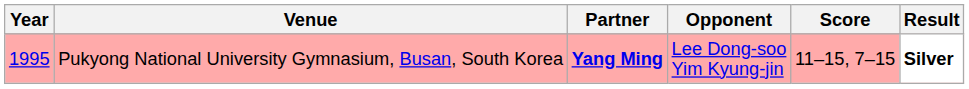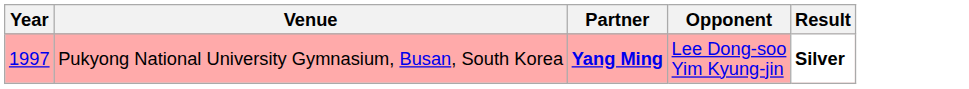- column: (845, 19)
(29, 59) 1995 -> (29, 59) 1997
